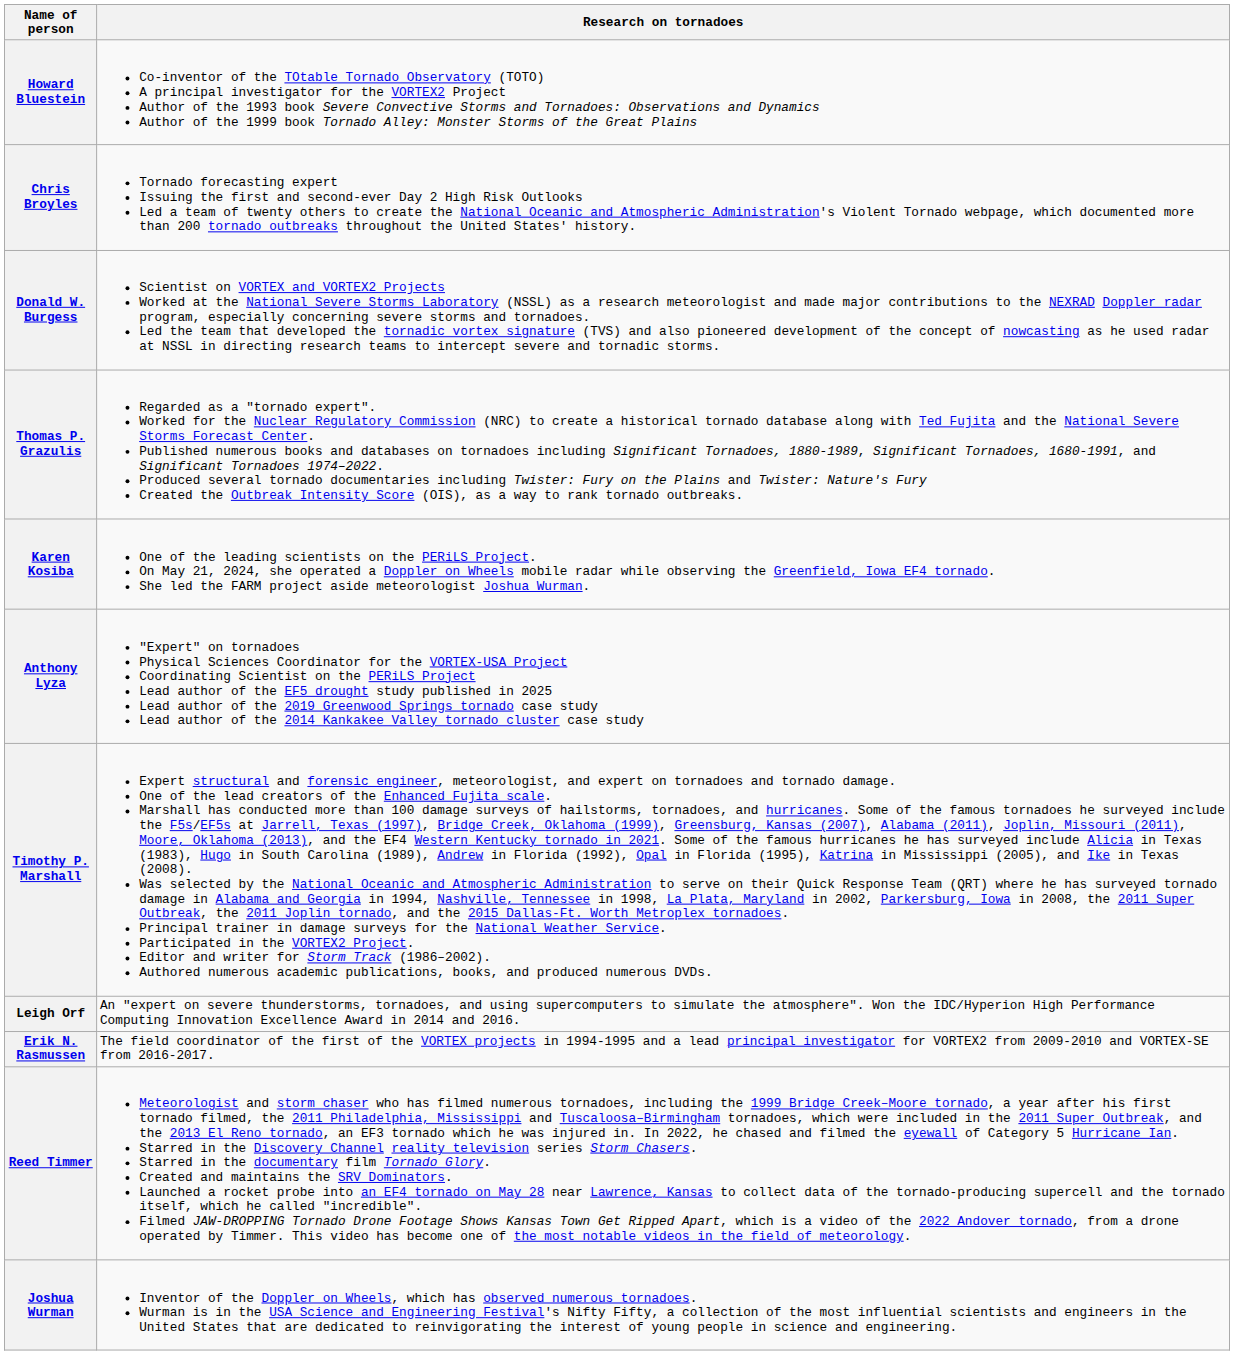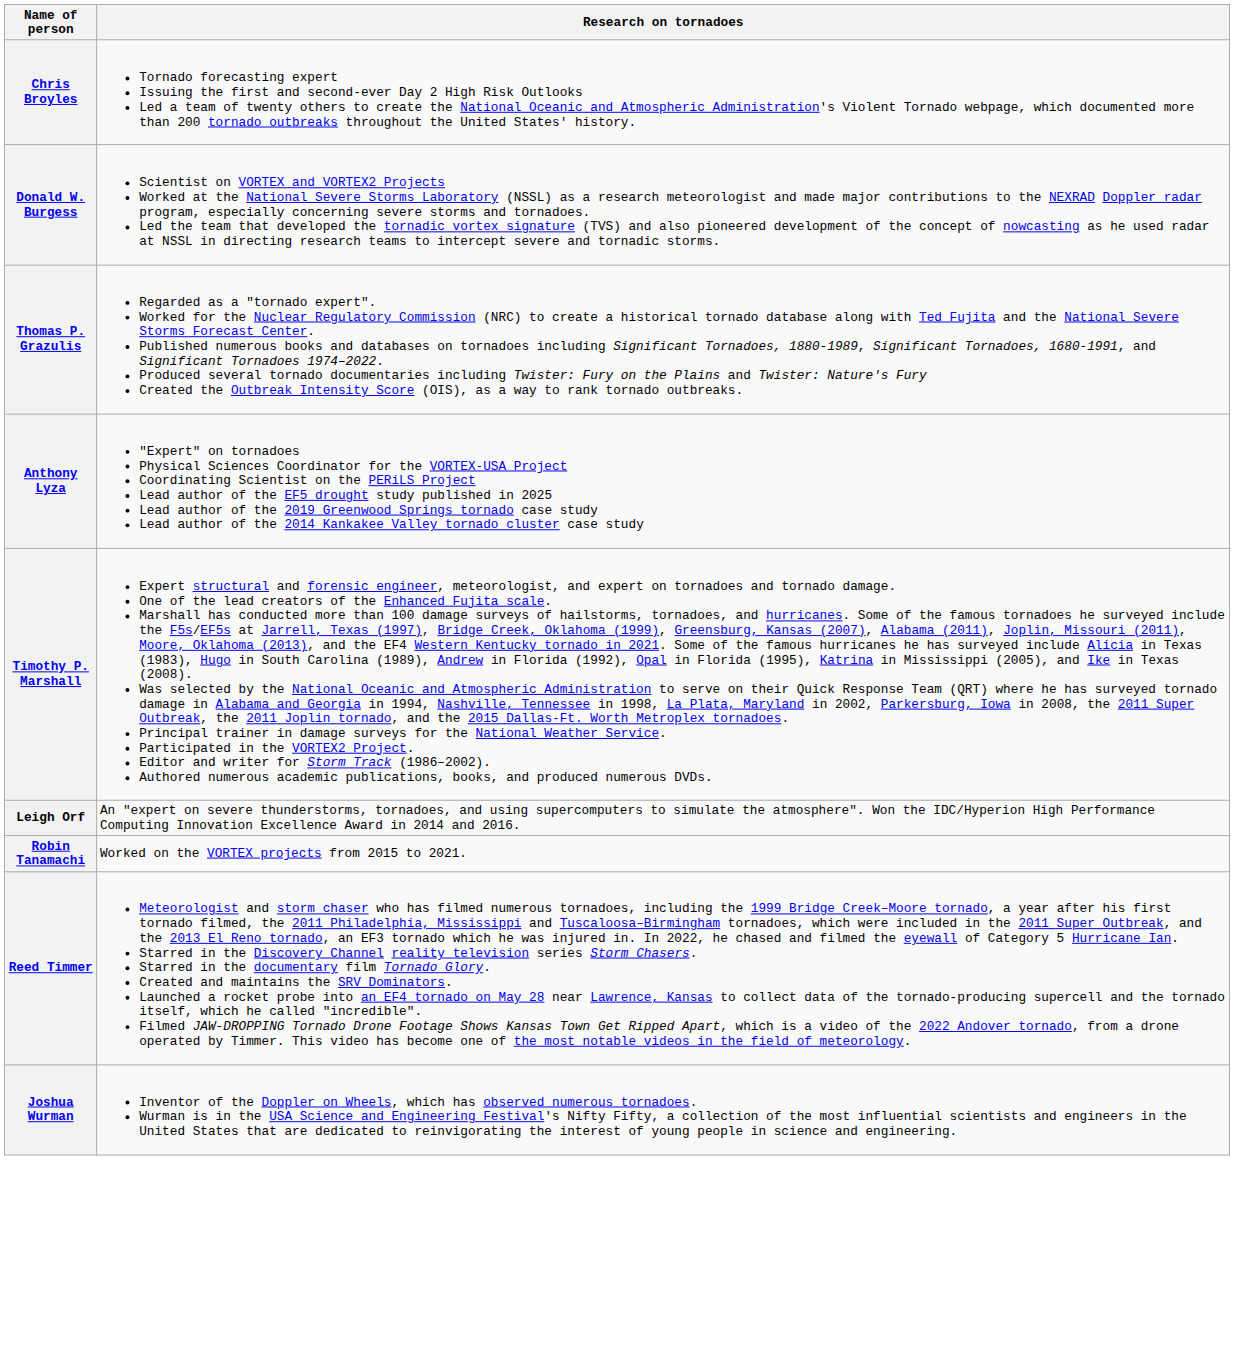- row: (51, 92)
- row: (51, 564)
- row: (51, 1049)
+ row: (51, 854)
